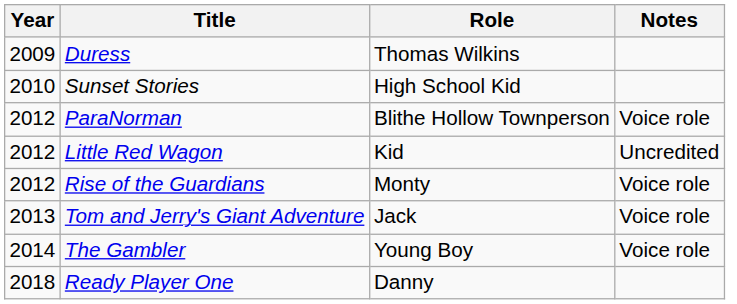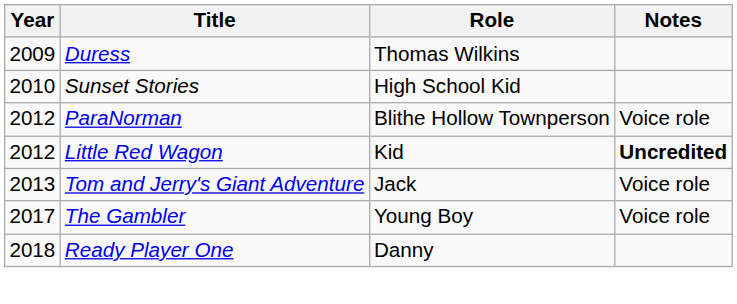(669, 151) normal -> (673, 151) bold
- row: (165, 184)
(32, 250) 2014 -> (32, 217) 2017
